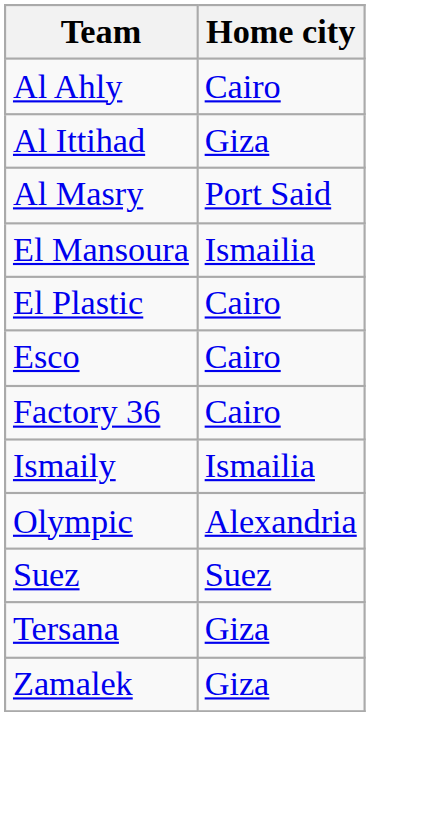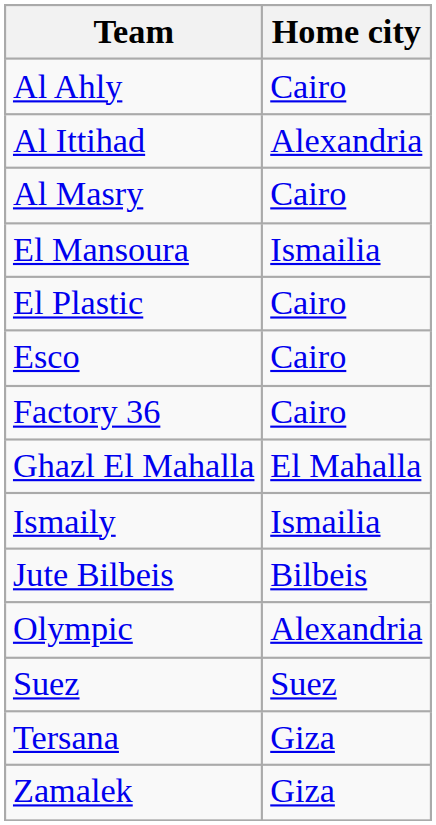(237, 140) Giza -> (346, 140) Alexandria
(268, 194) Port Said -> (308, 194) Cairo
+ row: (134, 466)
+ row: (93, 574)
